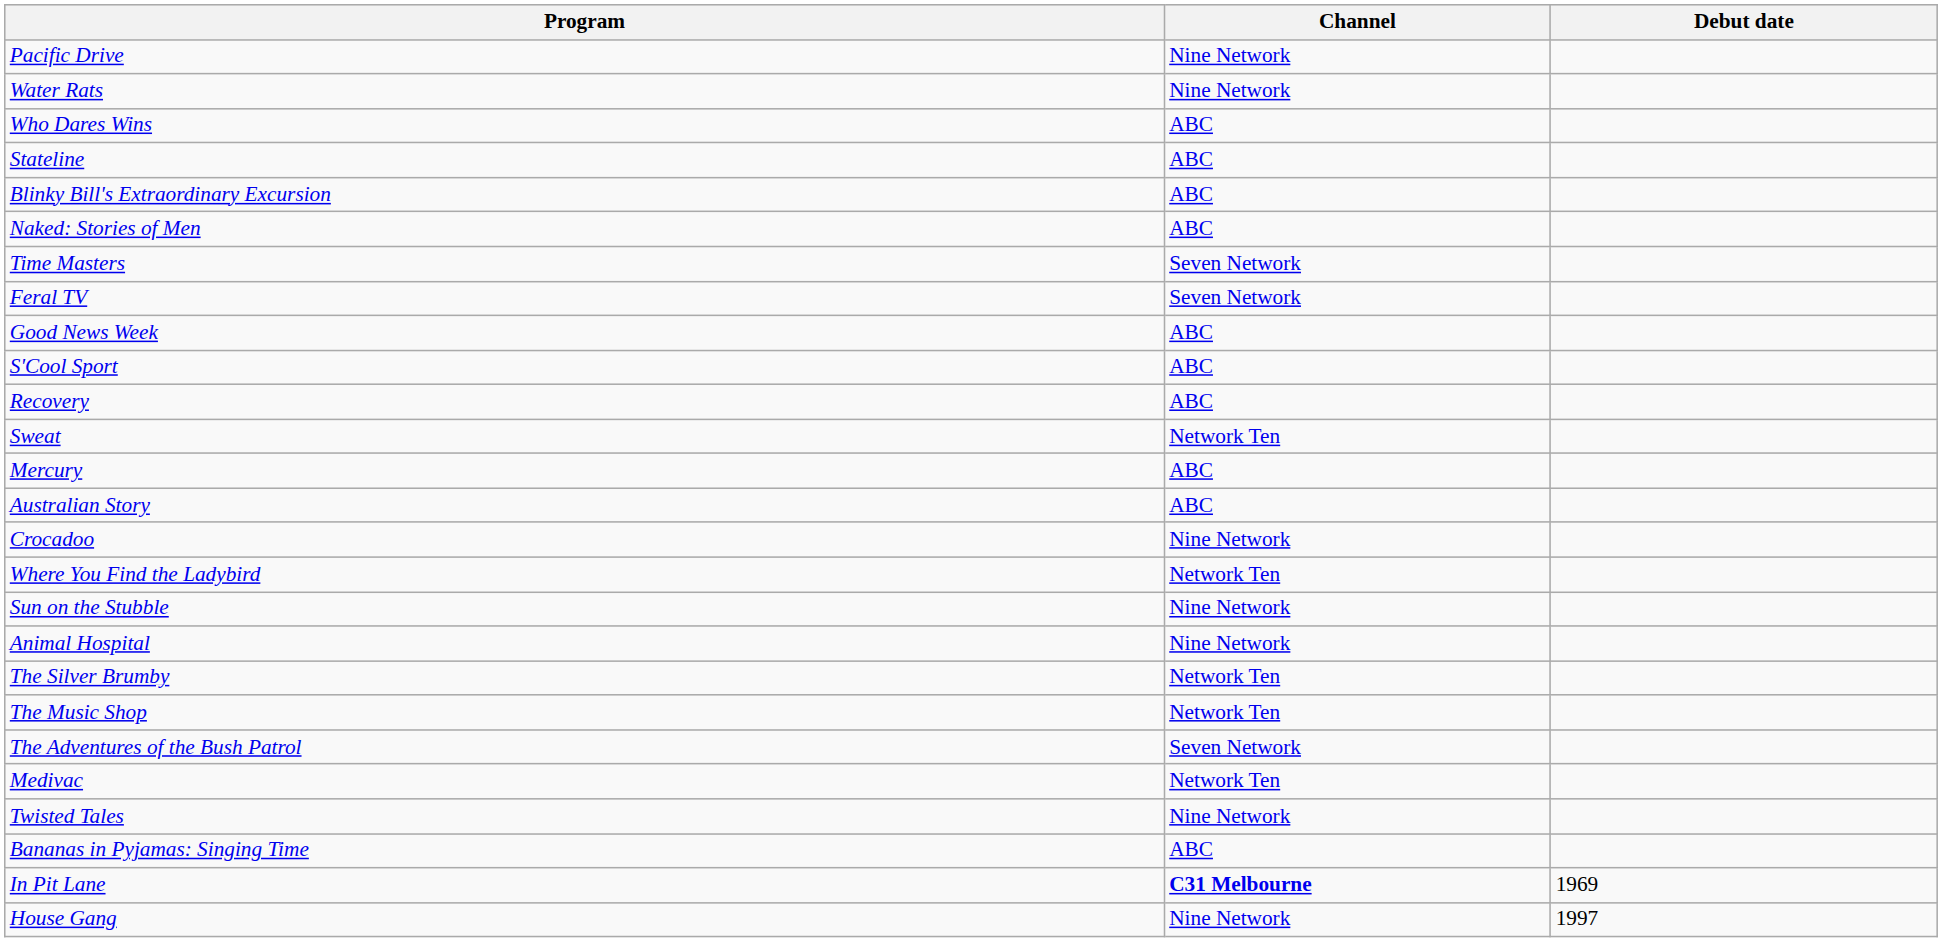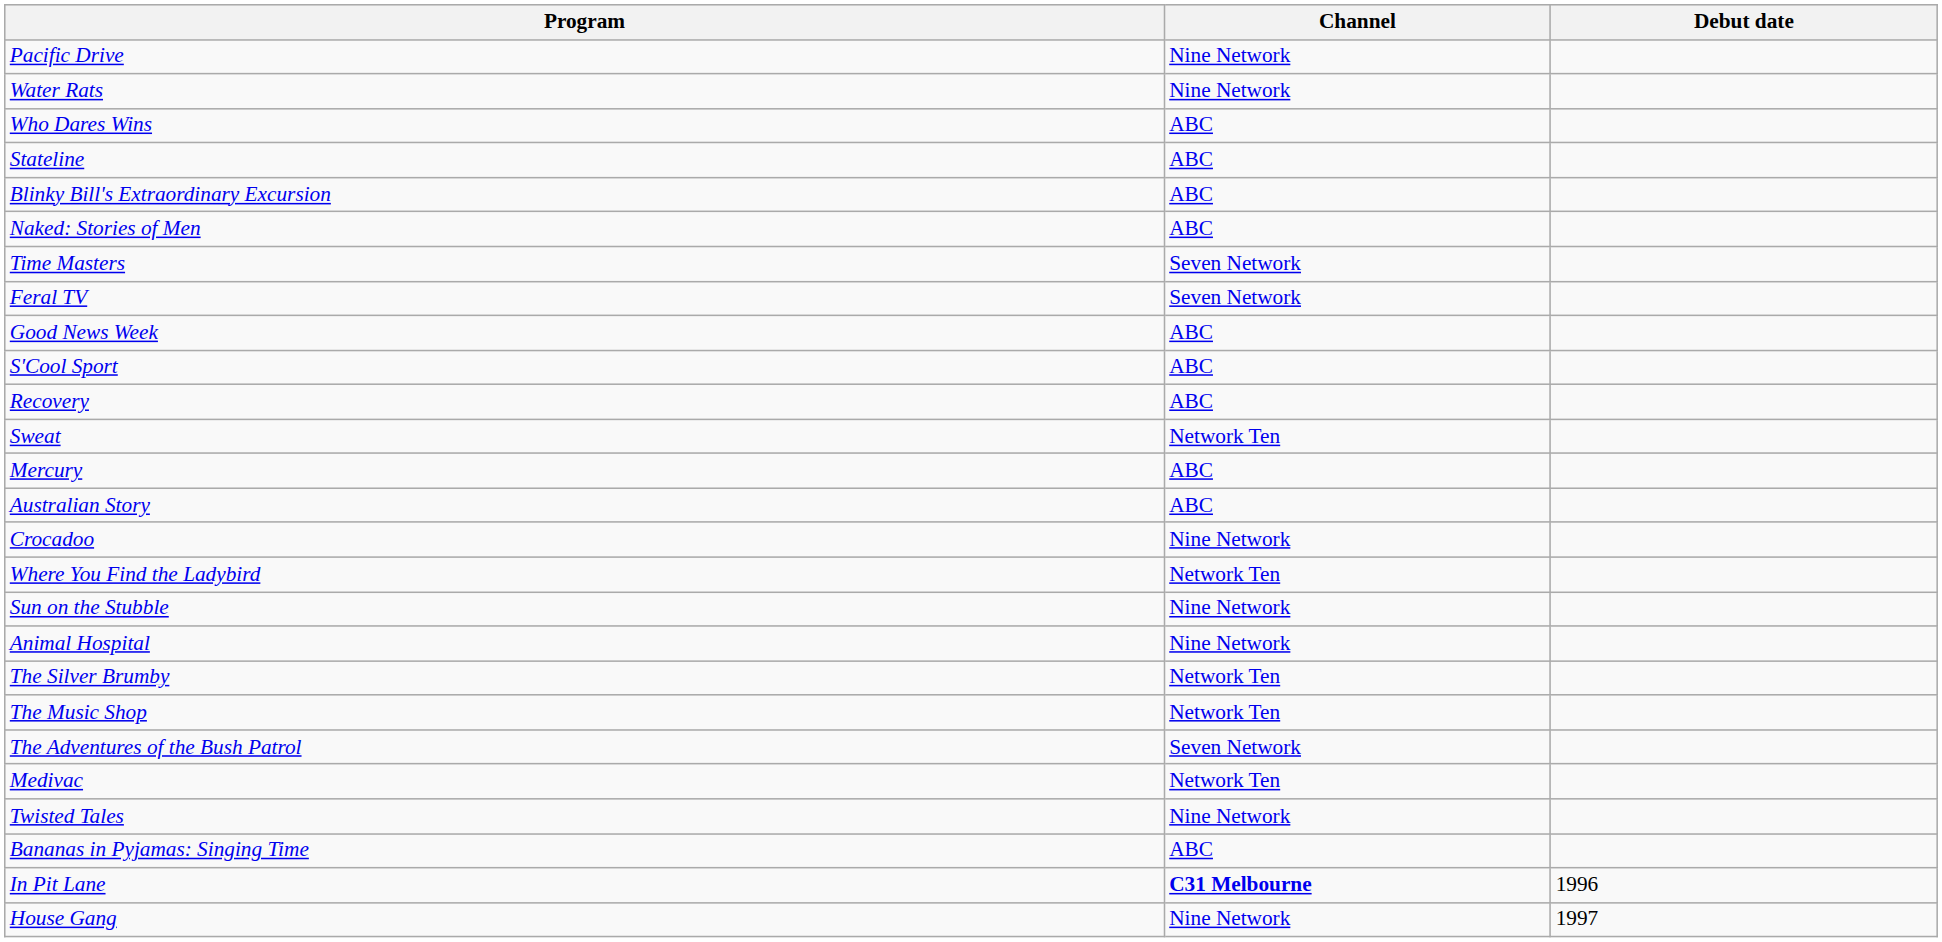(1577, 884) 1969 -> (1577, 884) 1996
